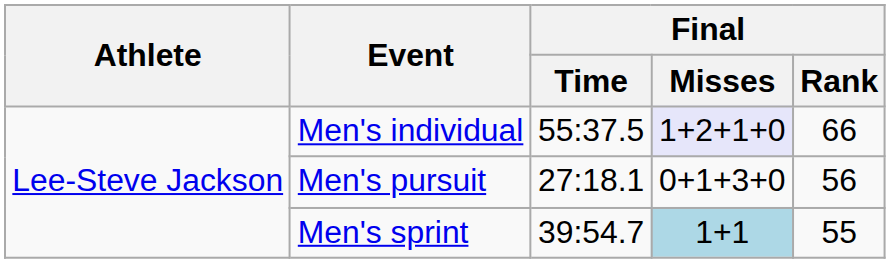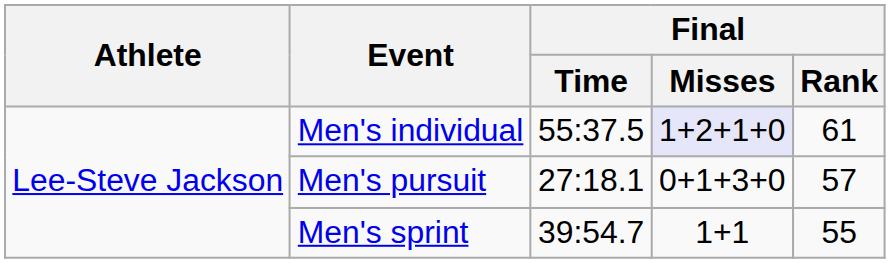(839, 130) 66 -> (839, 130) 61
(839, 181) 56 -> (839, 181) 57
(722, 231) lightblue background -> (722, 231) no background
